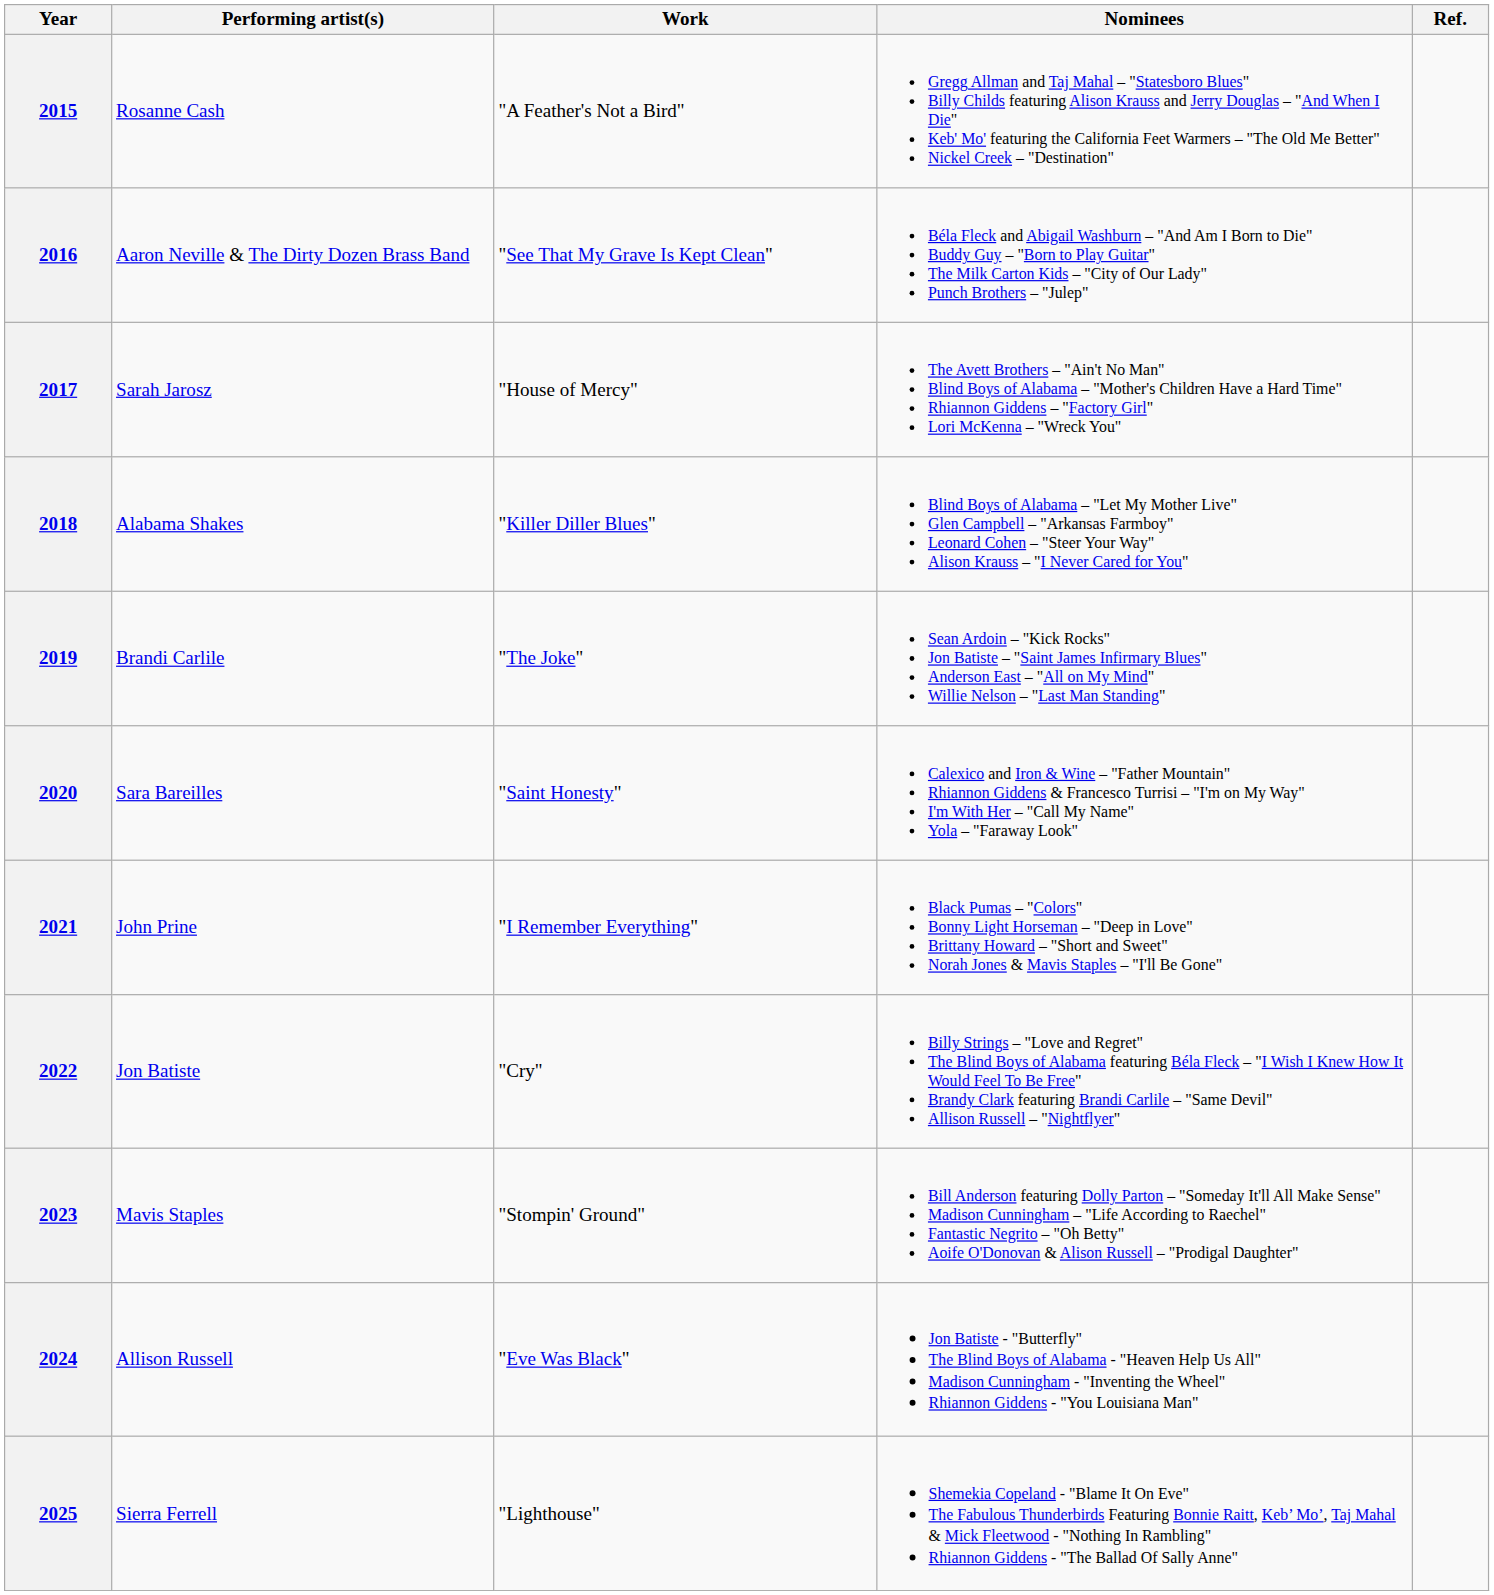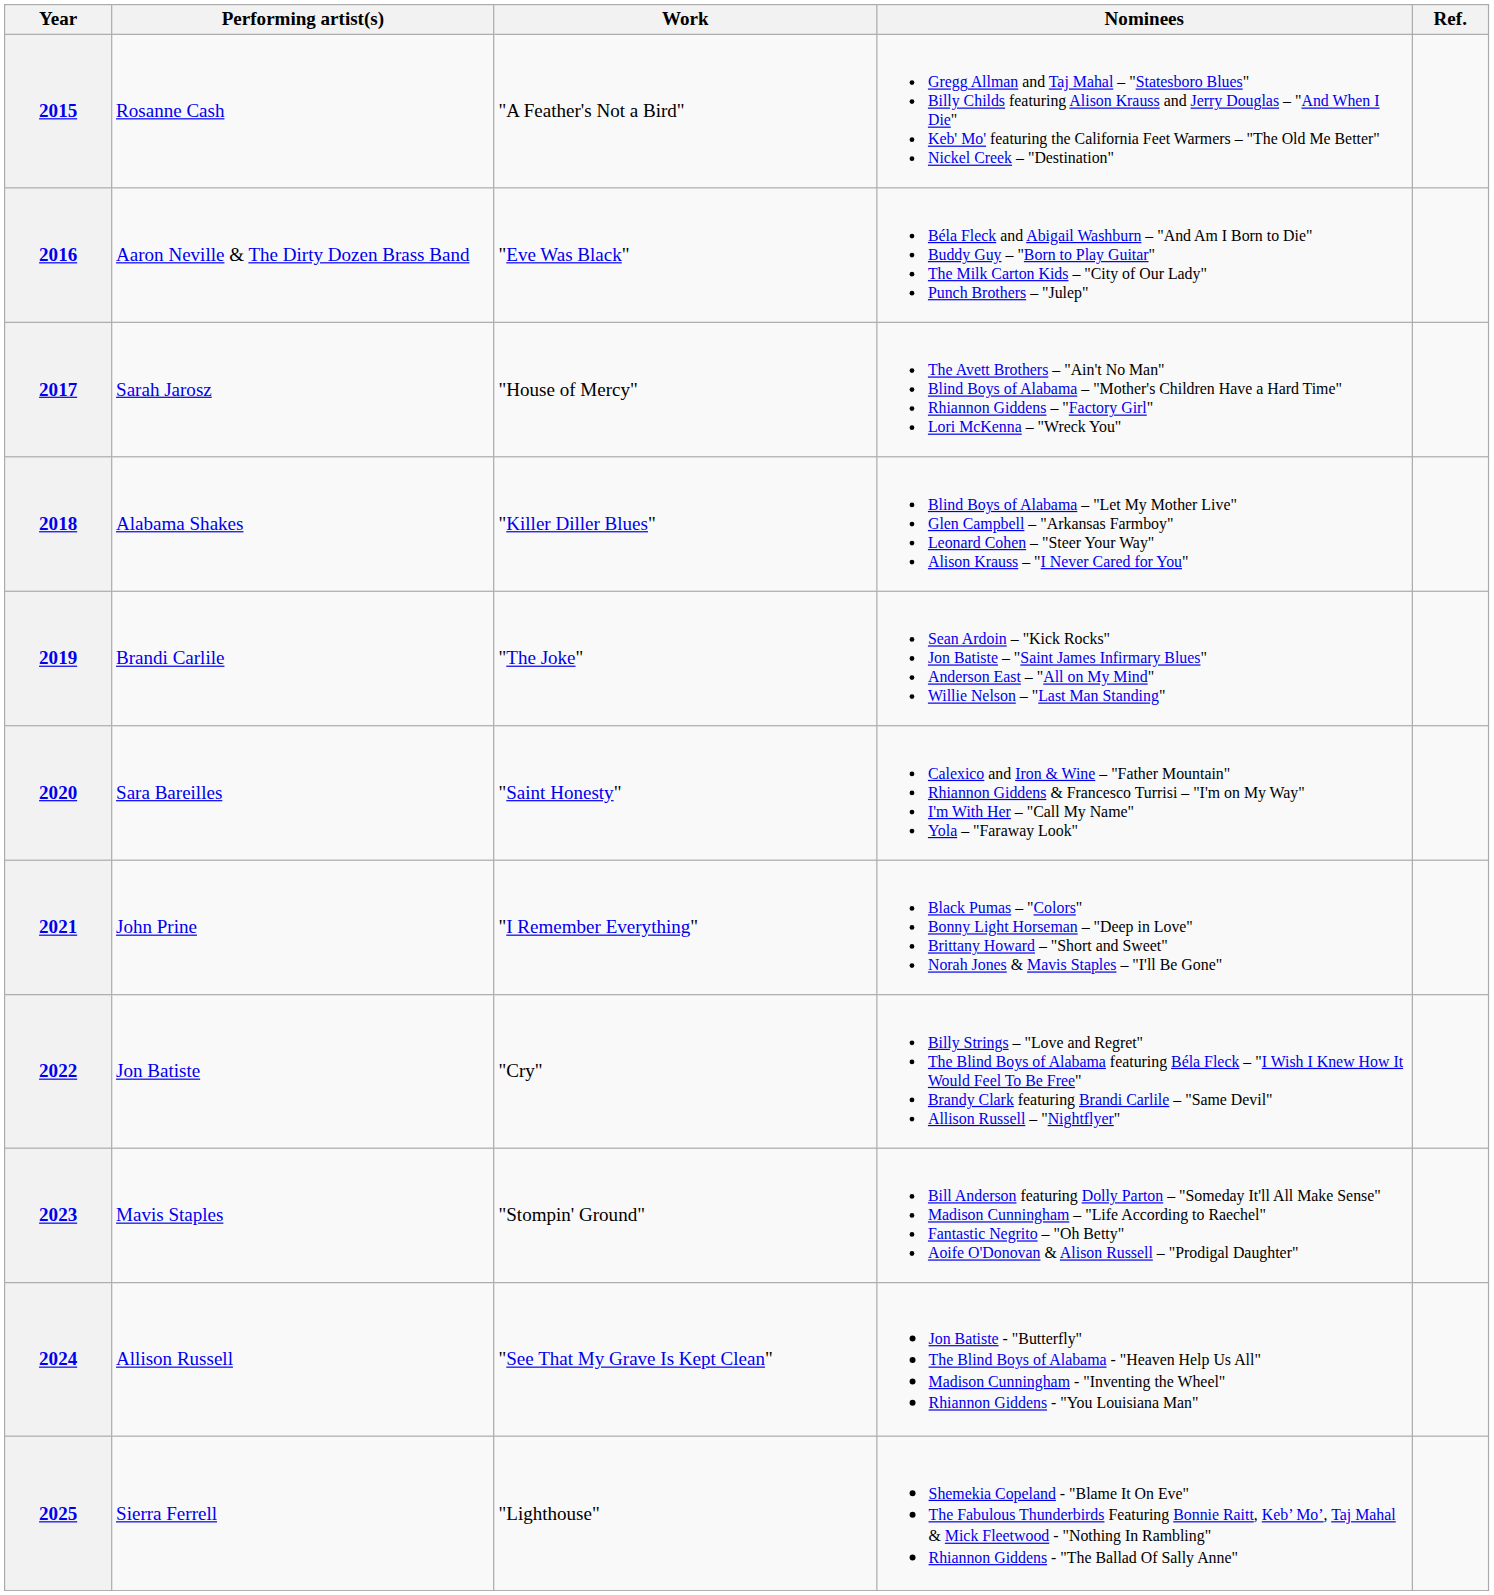(636, 255) "See That My Grave Is Kept Clean" -> (564, 255) "Eve Was Black"
(564, 1359) "Eve Was Black" -> (636, 1359) "See That My Grave Is Kept Clean"
